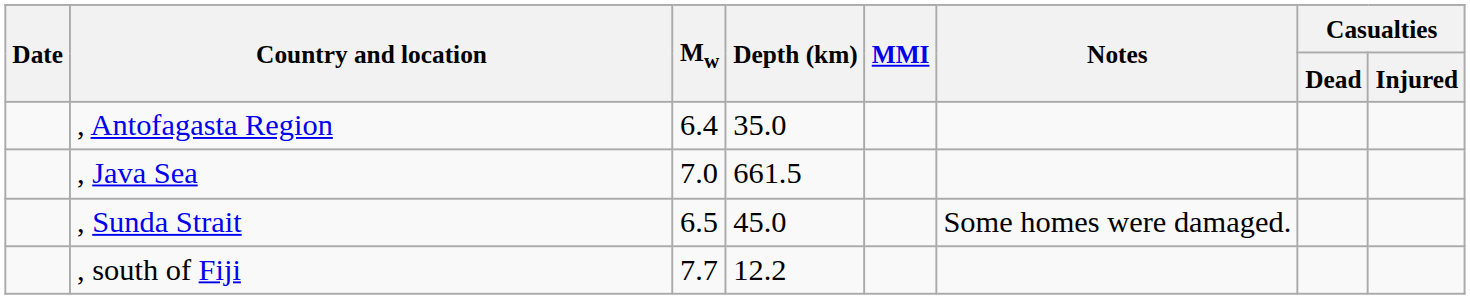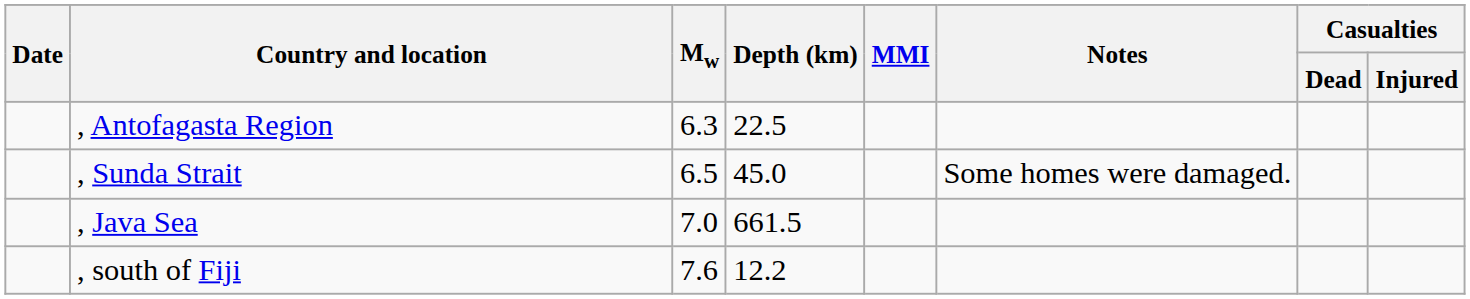(699, 125) 6.4 -> (699, 125) 6.3
(760, 125) 35.0 -> (760, 125) 22.5
rows swapped: (137, 173) <-> (159, 221)
(699, 269) 7.7 -> (699, 269) 7.6
